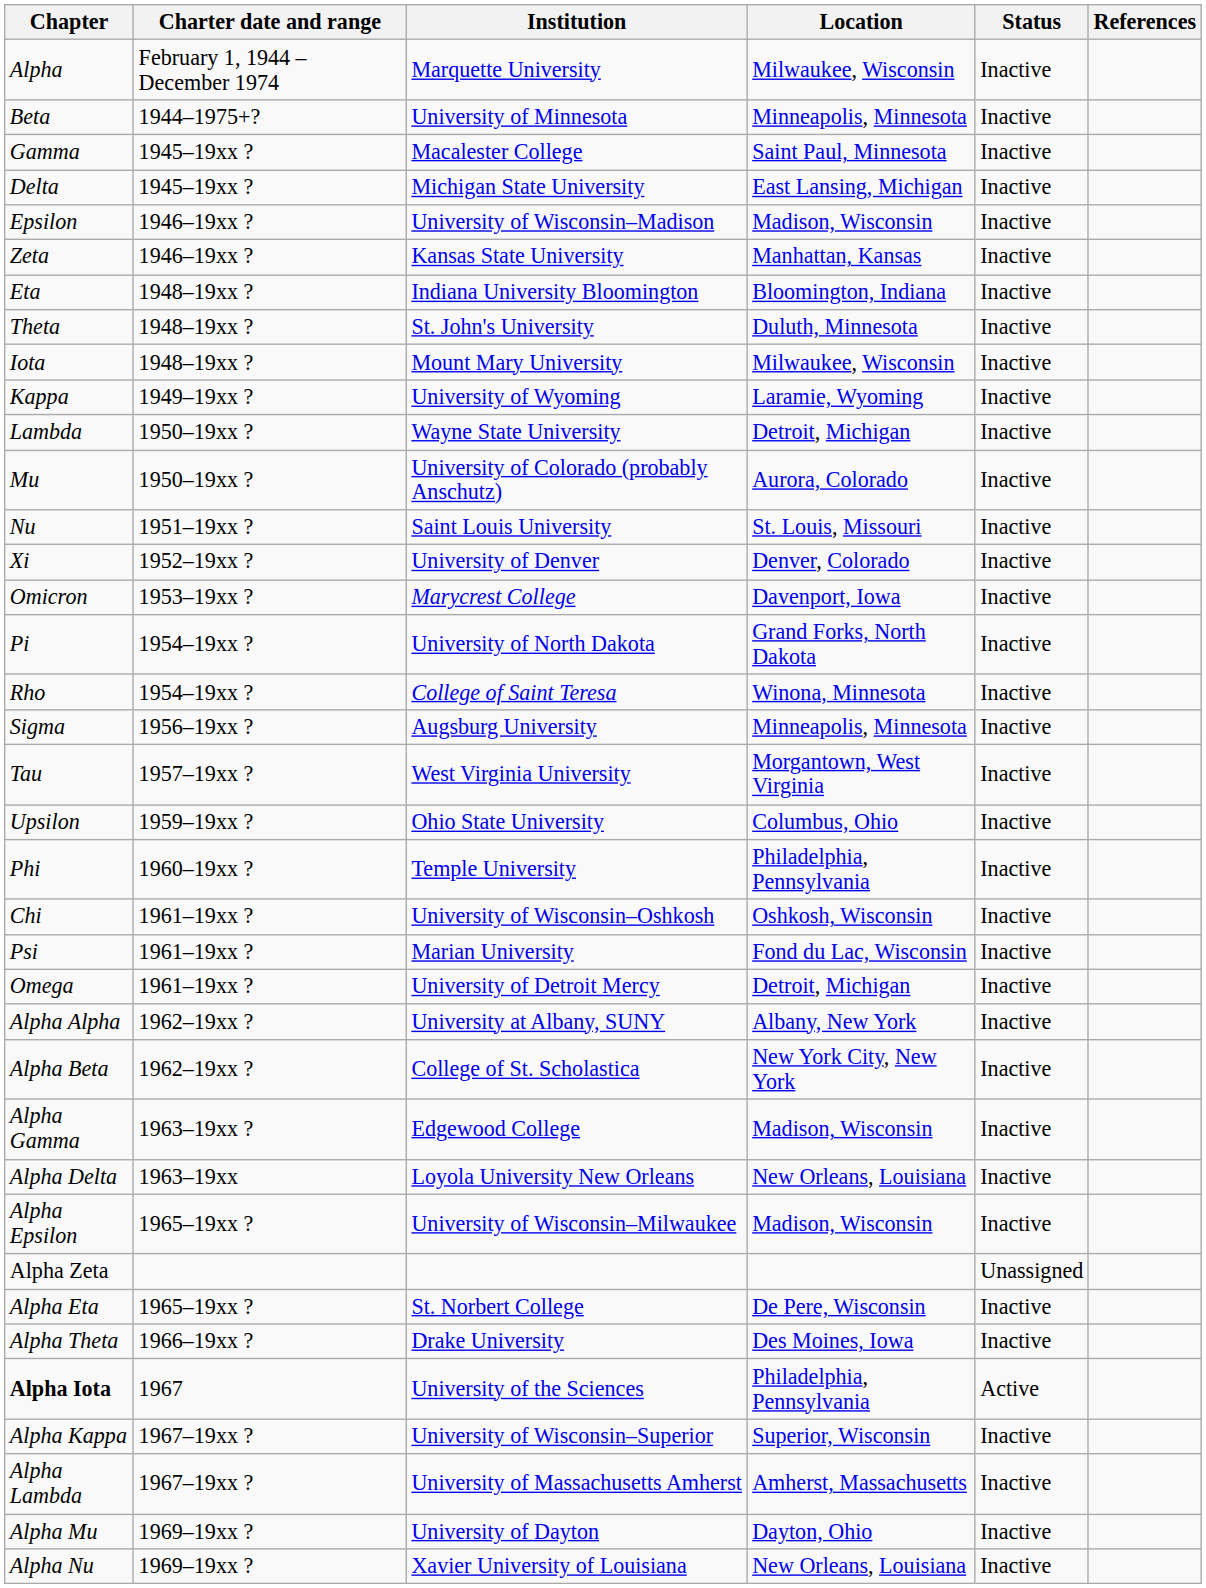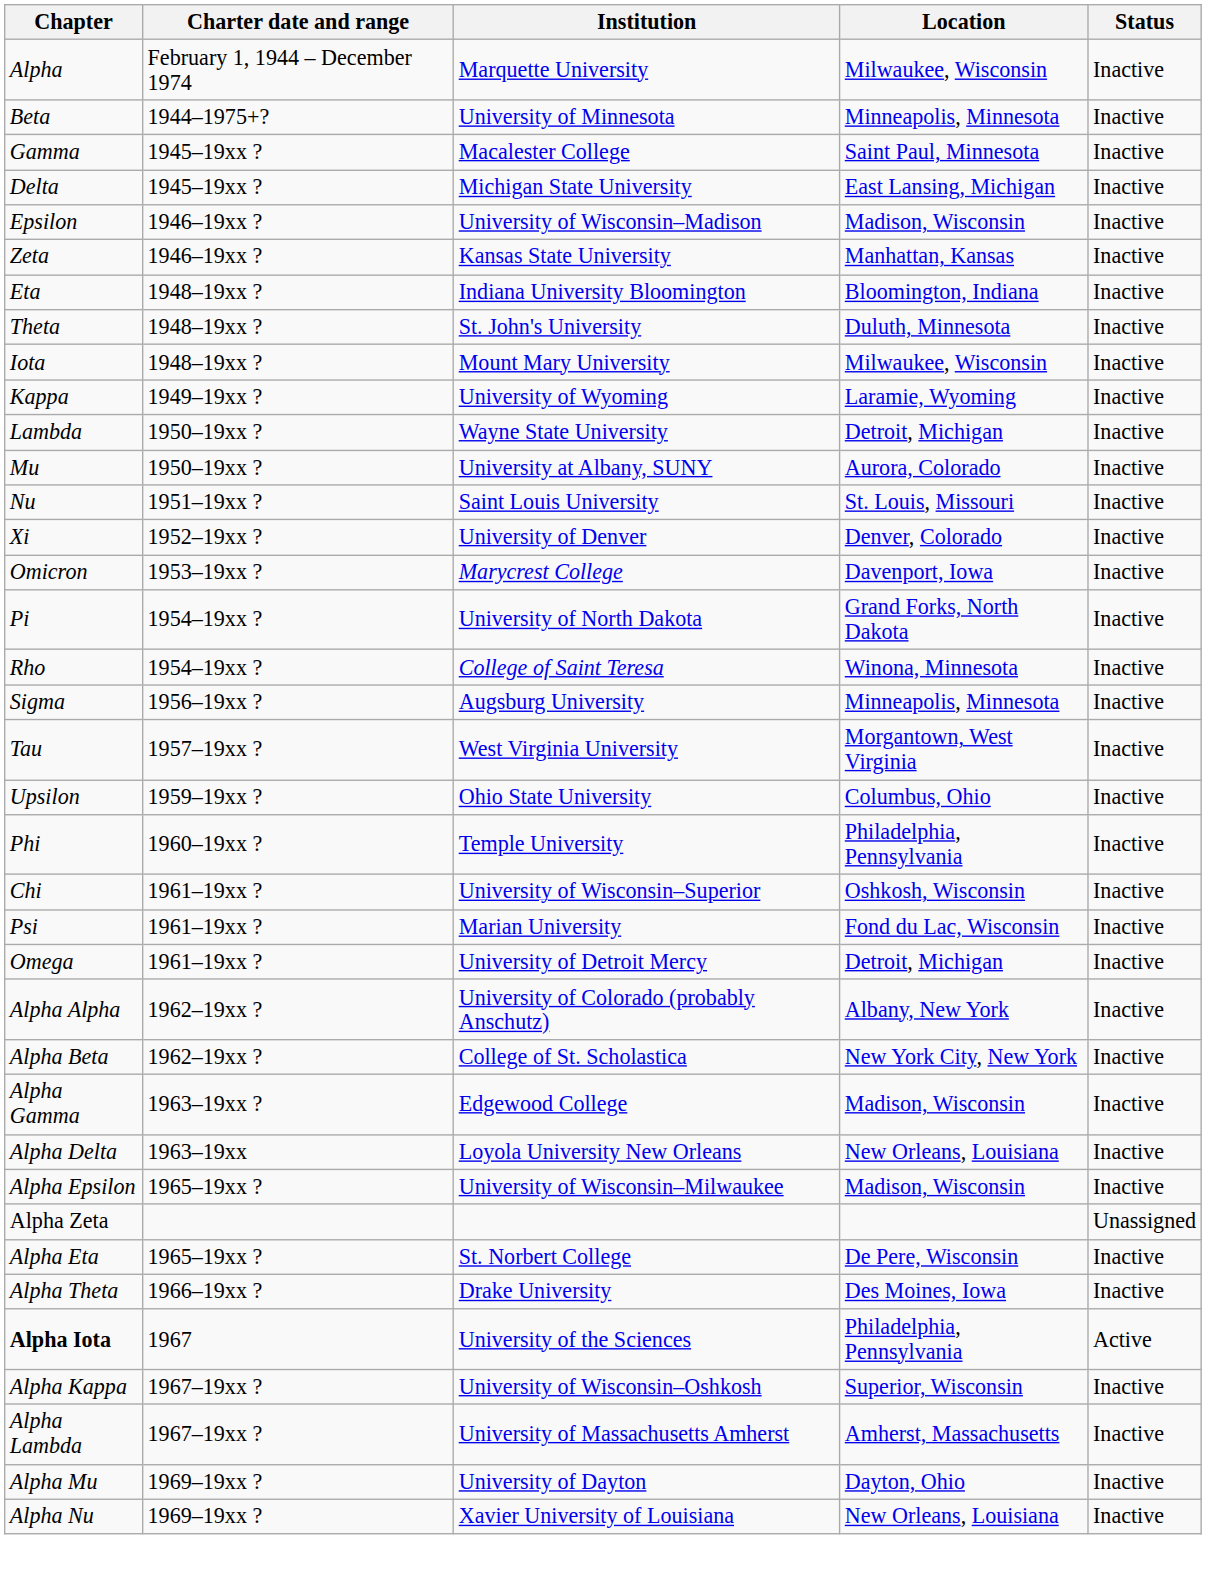- column: (1145, 22)
(559, 479) University of Colorado (probably Anschutz) -> (586, 467) University at Albany, SUNY
(563, 916) University of Wisconsin–Oshkosh -> (610, 891) University of Wisconsin–Superior
(538, 1021) University at Albany, SUNY -> (607, 1009) University of Colorado (probably Anschutz)
(562, 1436) University of Wisconsin–Superior -> (610, 1386) University of Wisconsin–Oshkosh
